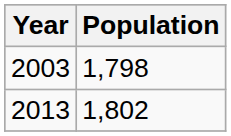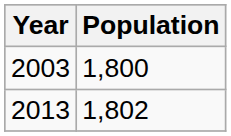(116, 67) 1,798 -> (116, 67) 1,800
